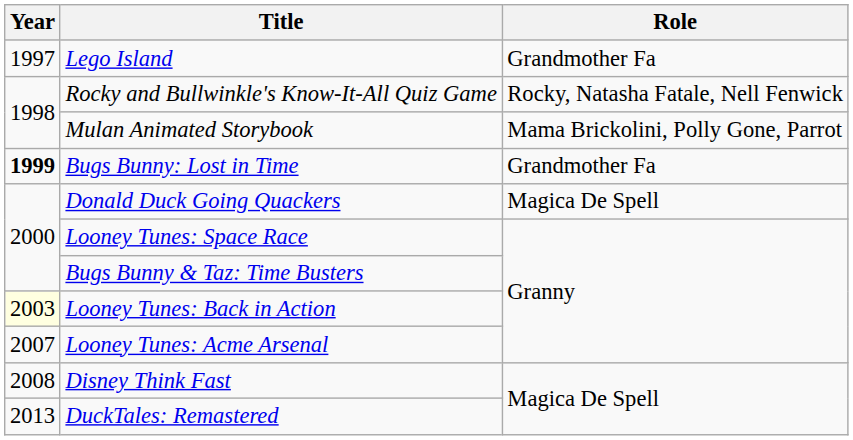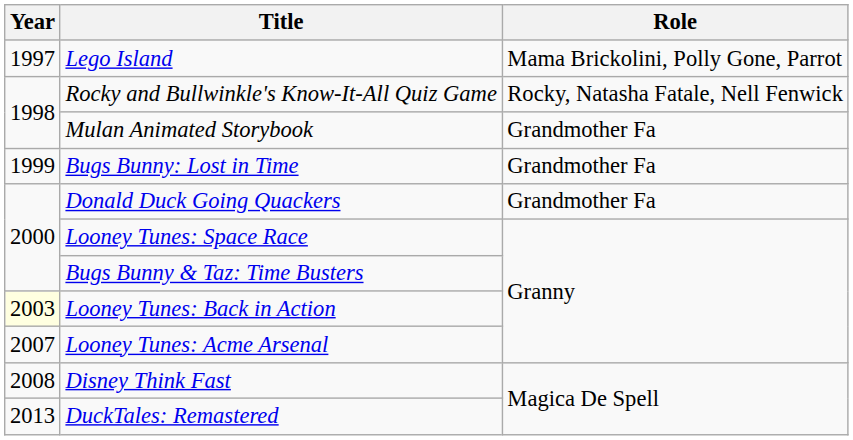(582, 58) Grandmother Fa -> (675, 58) Mama Brickolini, Polly Gone, Parrot
(675, 129) Mama Brickolini, Polly Gone, Parrot -> (582, 129) Grandmother Fa
(32, 165) bold -> (32, 165) normal
(583, 201) Magica De Spell -> (582, 201) Grandmother Fa
